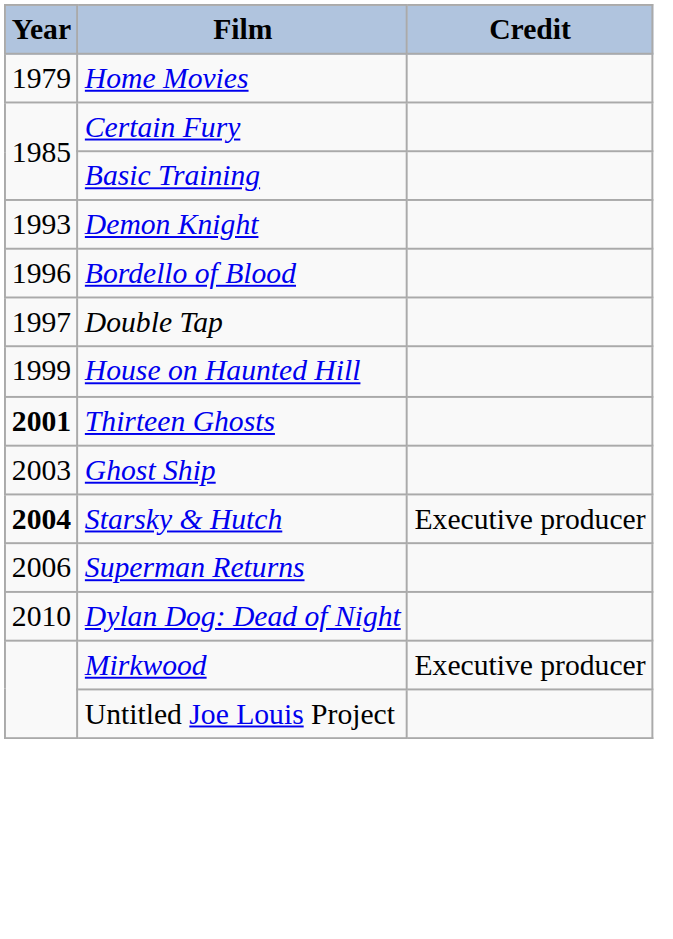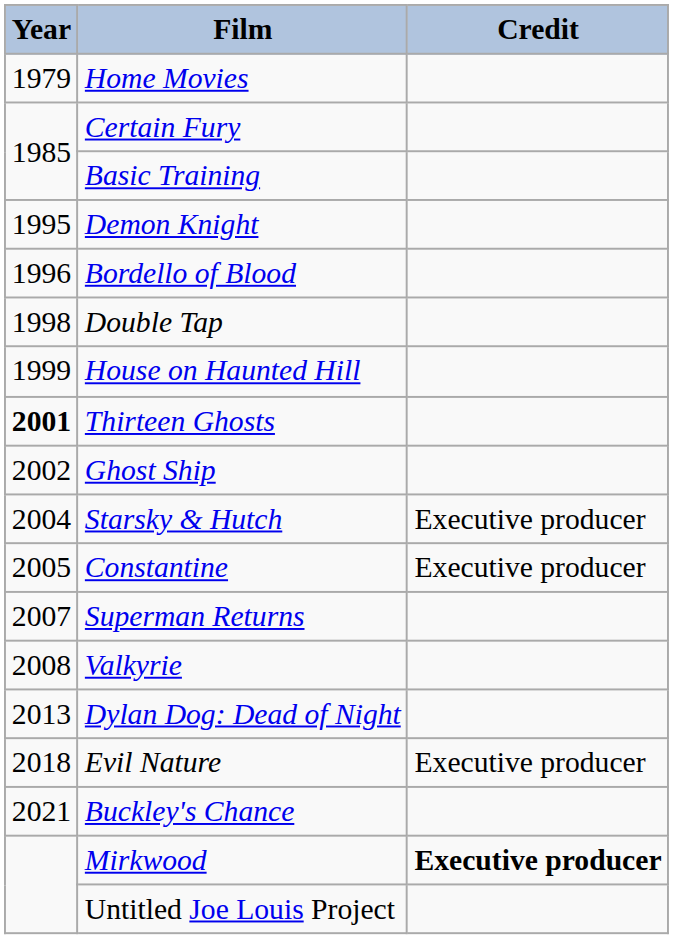(41, 224) 1993 -> (41, 224) 1995
(41, 322) 1997 -> (41, 322) 1998
(41, 468) 2003 -> (41, 468) 2002
(41, 517) bold -> (41, 517) normal
+ row: (156, 566)
(41, 566) 2006 -> (41, 615) 2007
+ row: (133, 664)
(41, 615) 2010 -> (41, 713) 2013
+ row: (153, 762)
+ row: (190, 811)
(530, 664) normal -> (538, 859) bold
